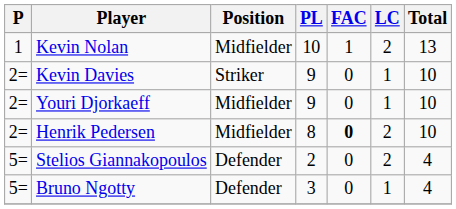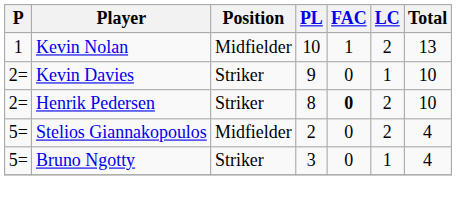- row: (93, 103)
(253, 132) Midfielder -> (239, 103) Striker
(248, 160) Defender -> (253, 132) Midfielder
(248, 189) Defender -> (239, 160) Striker
